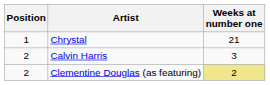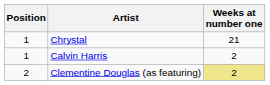(26, 55) 2 -> (26, 55) 1
(234, 55) 3 -> (234, 55) 2
